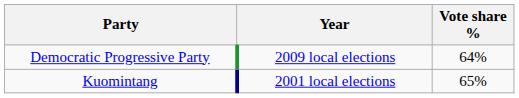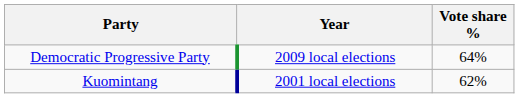(473, 81) 65% -> (473, 81) 62%
